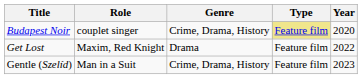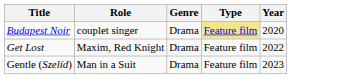(219, 30) Crime, Drama, History -> (184, 30) Drama
(219, 64) Crime, Drama, History -> (184, 64) Drama
